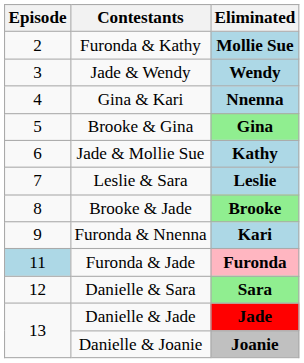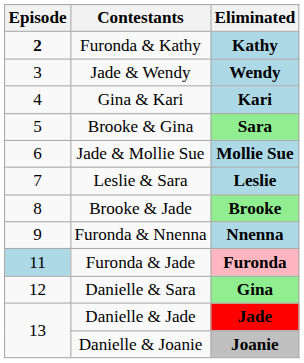(38, 45) normal -> (38, 45) bold
(255, 45) Mollie Sue -> (255, 45) Kathy
(255, 99) Nnenna -> (255, 99) Kari
(255, 126) Gina -> (255, 126) Sara
(255, 153) Kathy -> (255, 153) Mollie Sue
(255, 235) Kari -> (255, 235) Nnenna
(255, 289) Sara -> (255, 289) Gina
